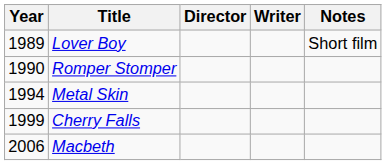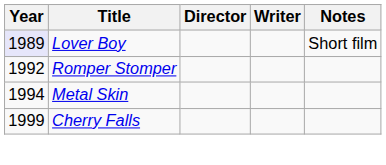(26, 43) no background -> (26, 43) lavender background
(26, 69) 1990 -> (26, 69) 1992
- row: (83, 146)
